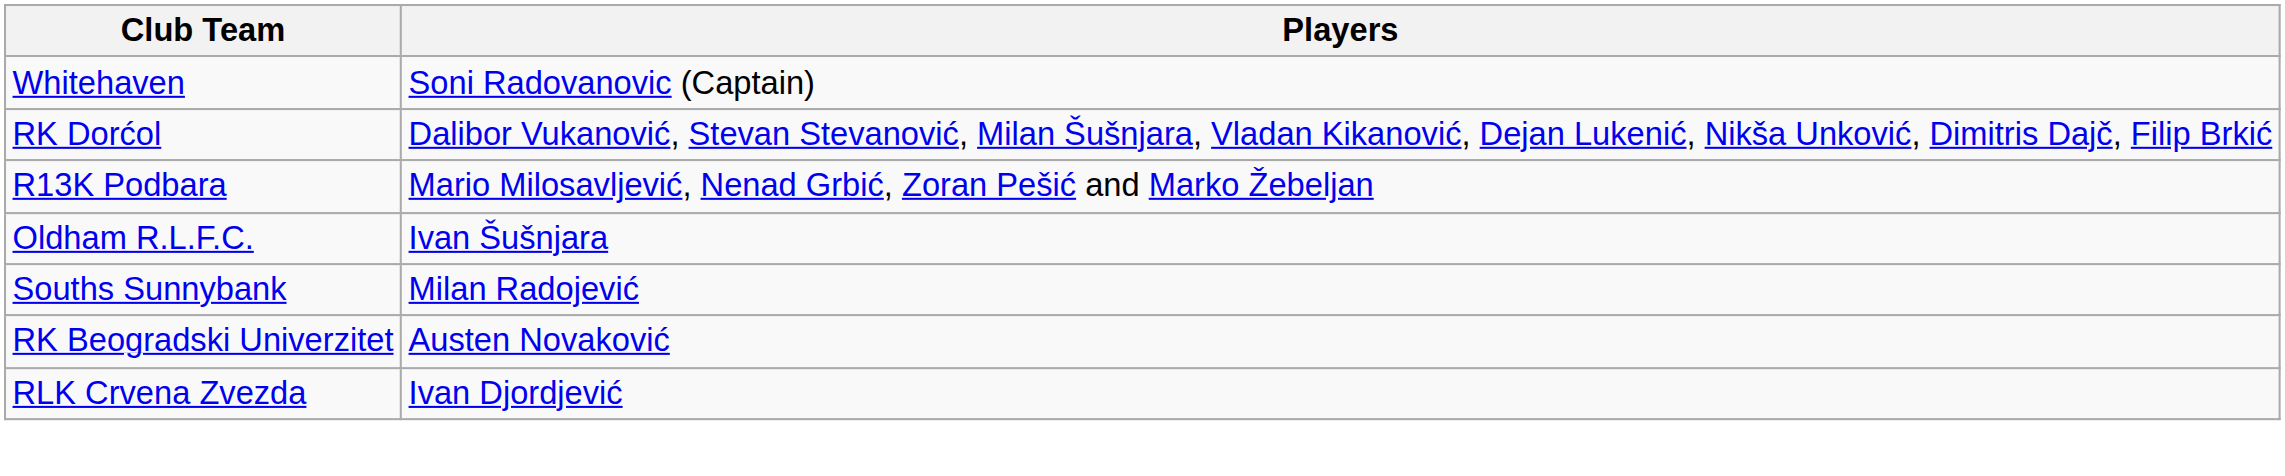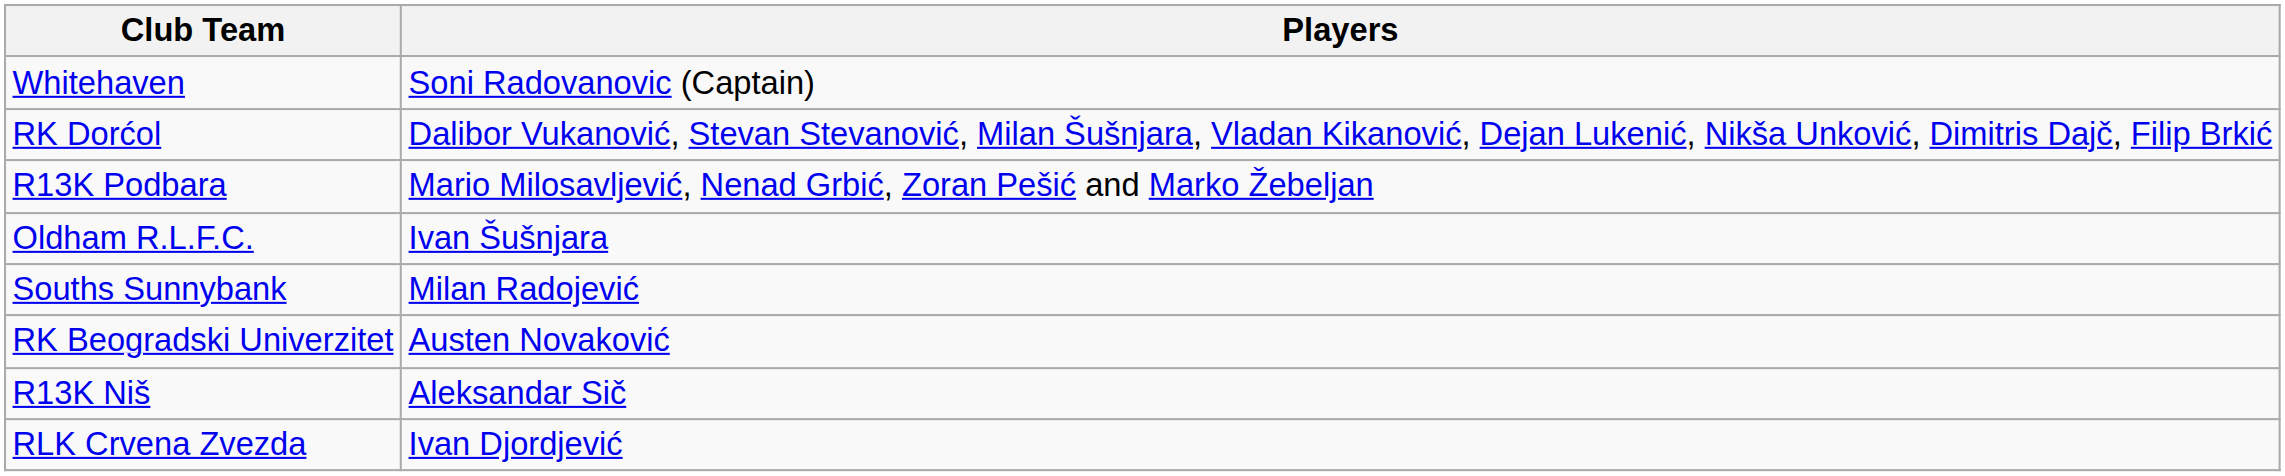+ row: (81, 392)
